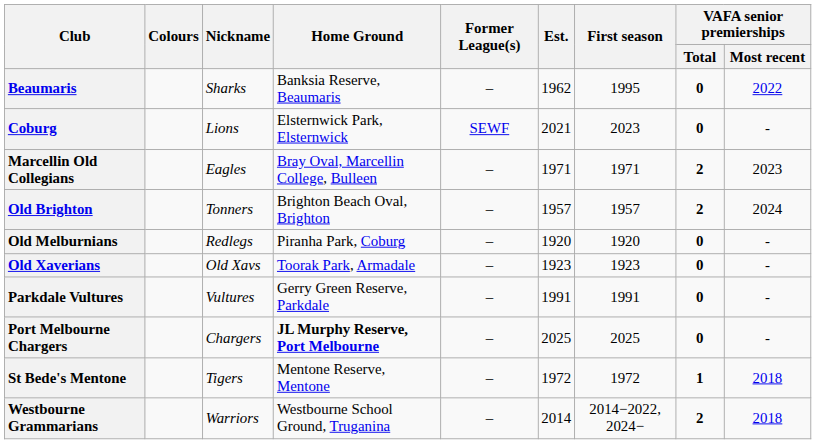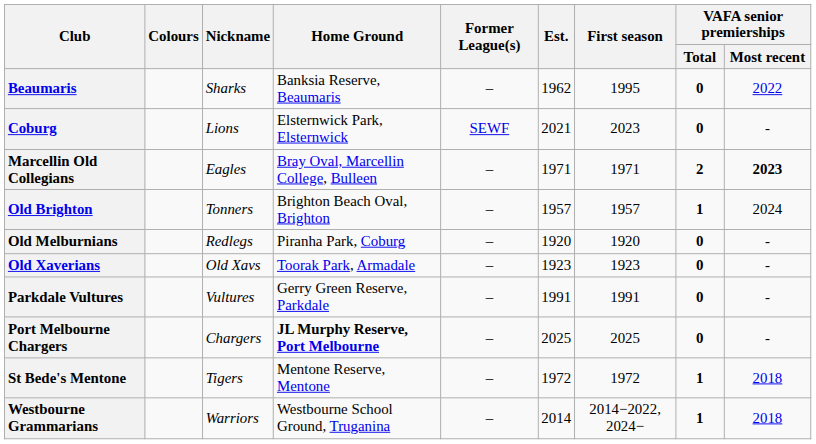(767, 169) normal -> (767, 169) bold
(700, 209) 2 -> (700, 209) 1
(700, 418) 2 -> (700, 418) 1
